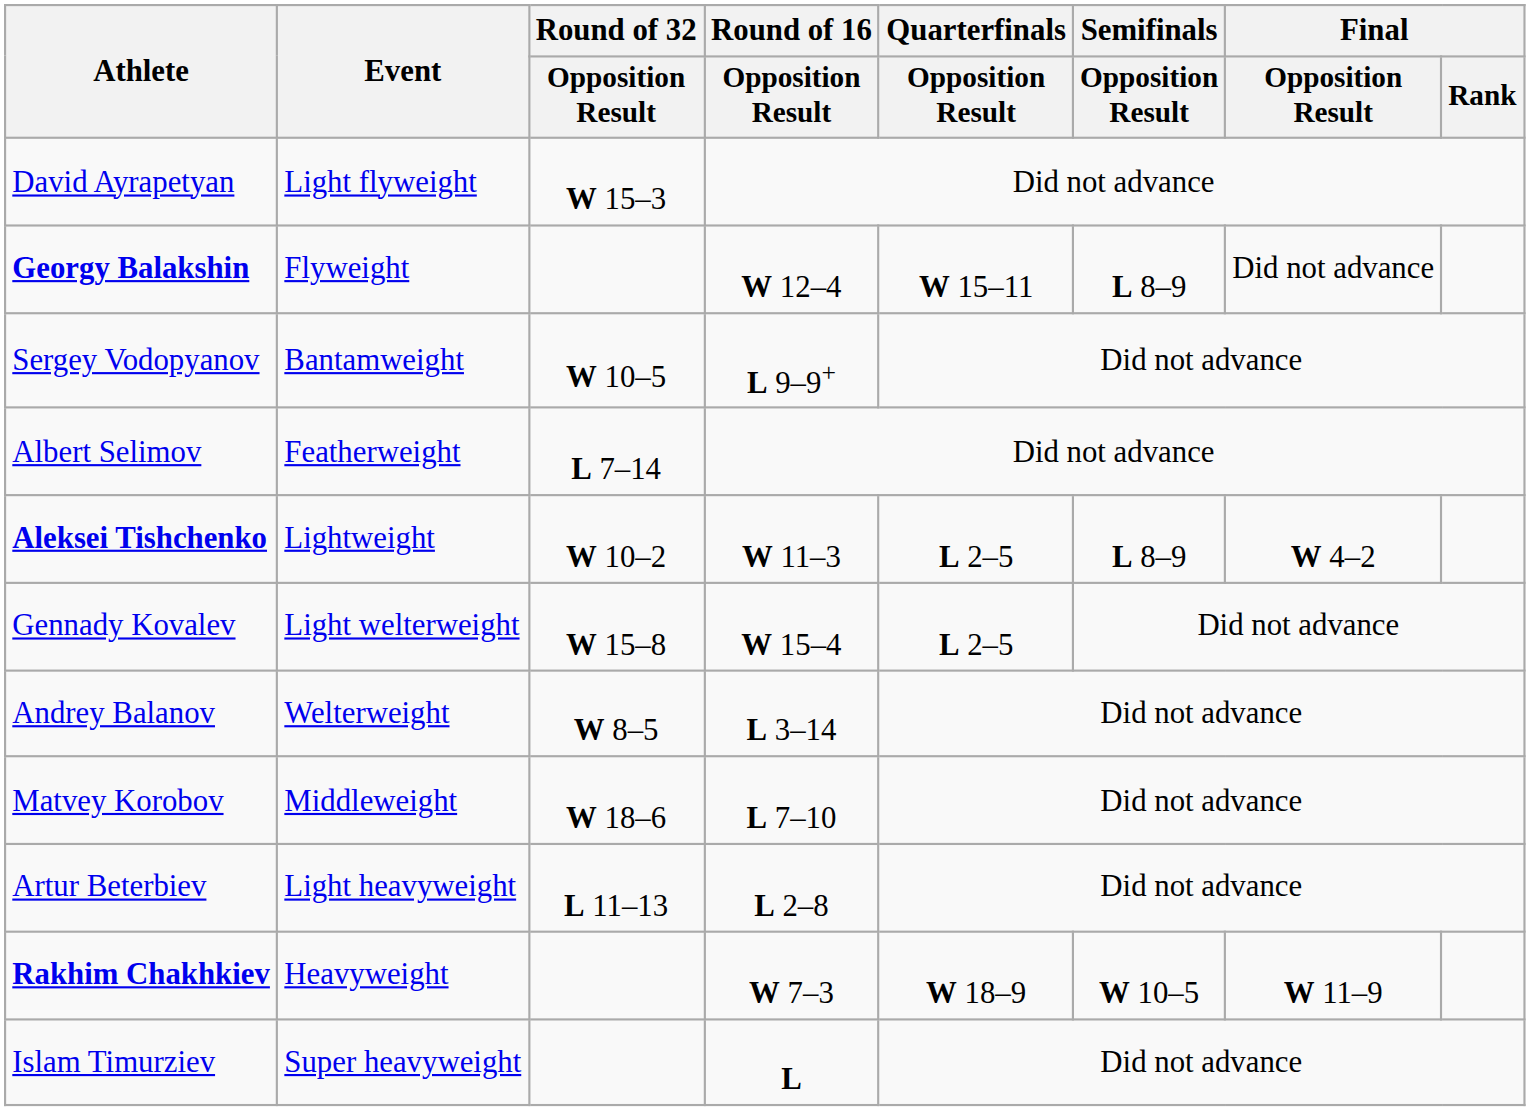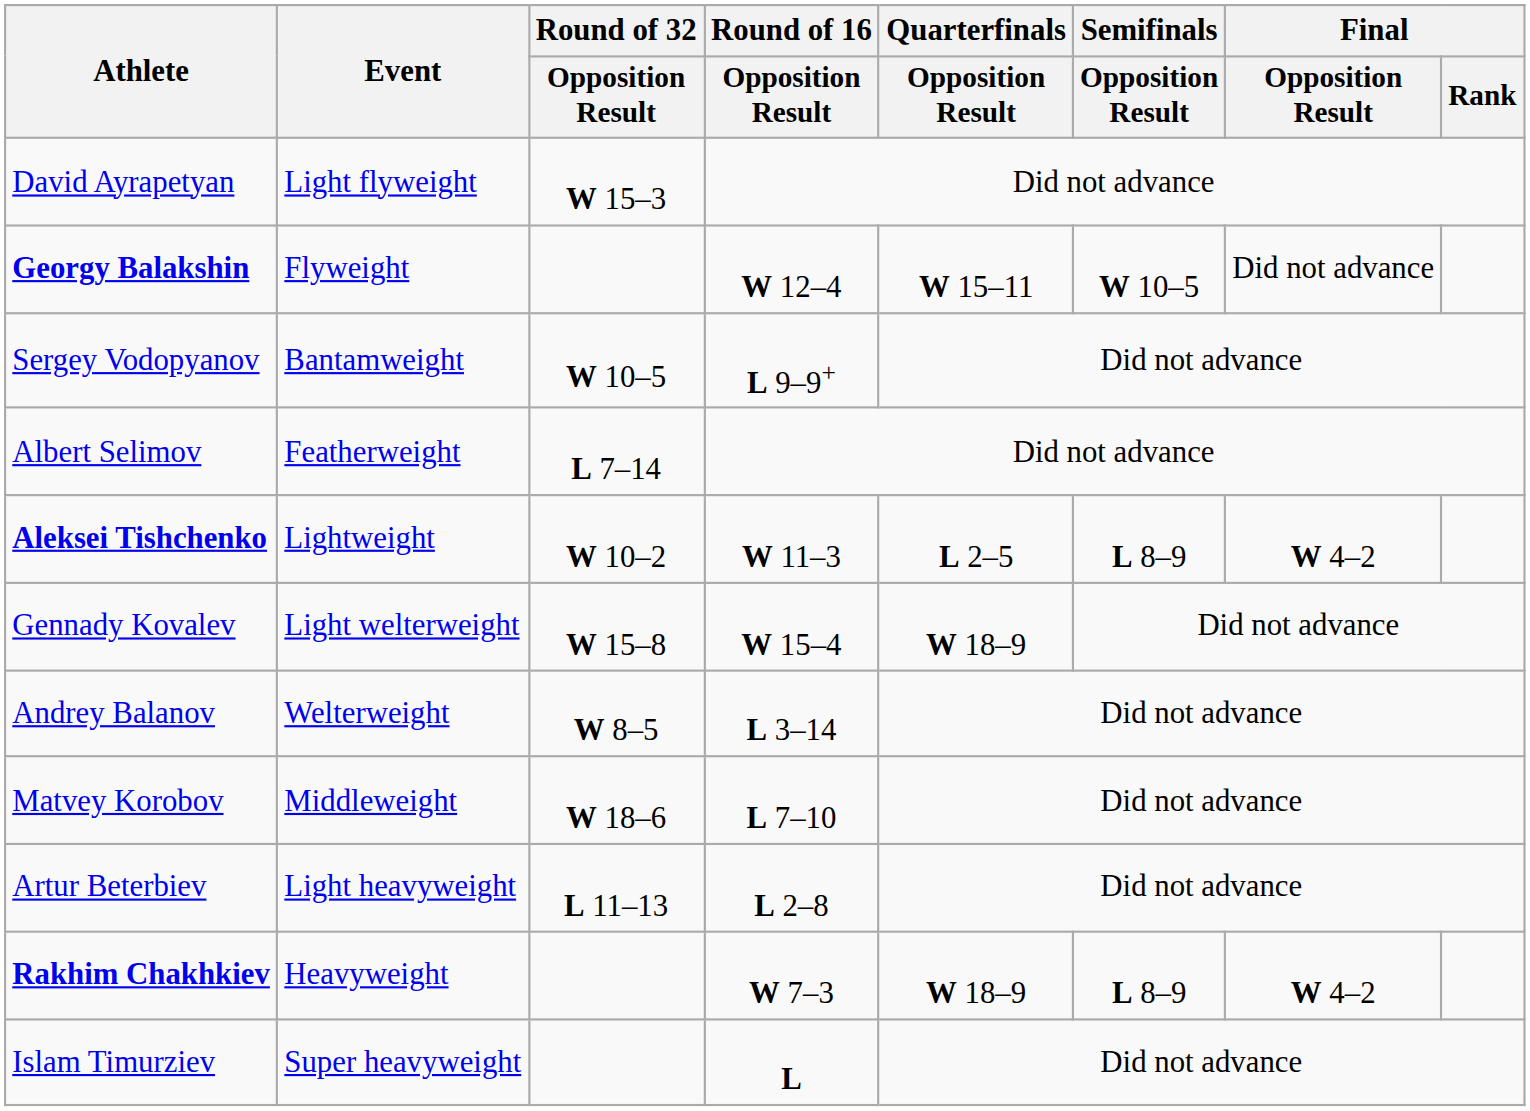(1149, 287) L 8–9 -> (1149, 287) W 10–5
(976, 643) L 2–5 -> (976, 643) W 18–9
(1149, 992) W 10–5 -> (1149, 992) L 8–9
(1333, 992) W 11–9 -> (1333, 992) W 4–2
